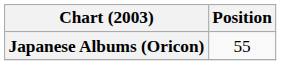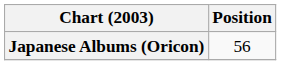(242, 45) 55 -> (242, 45) 56
